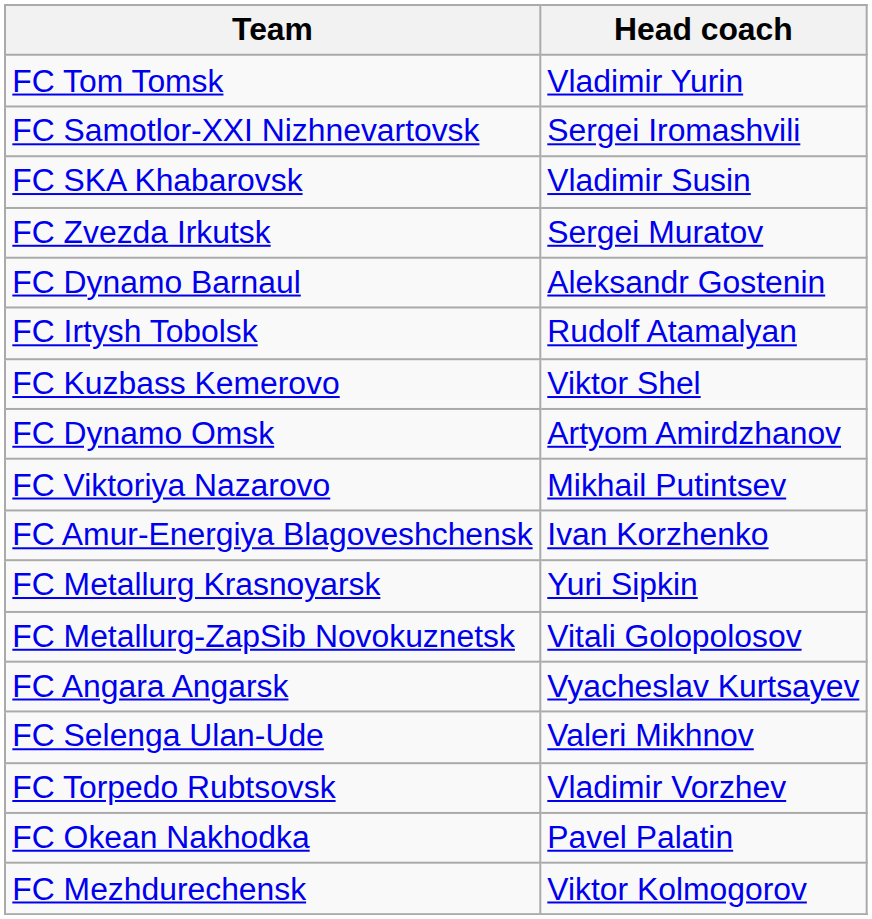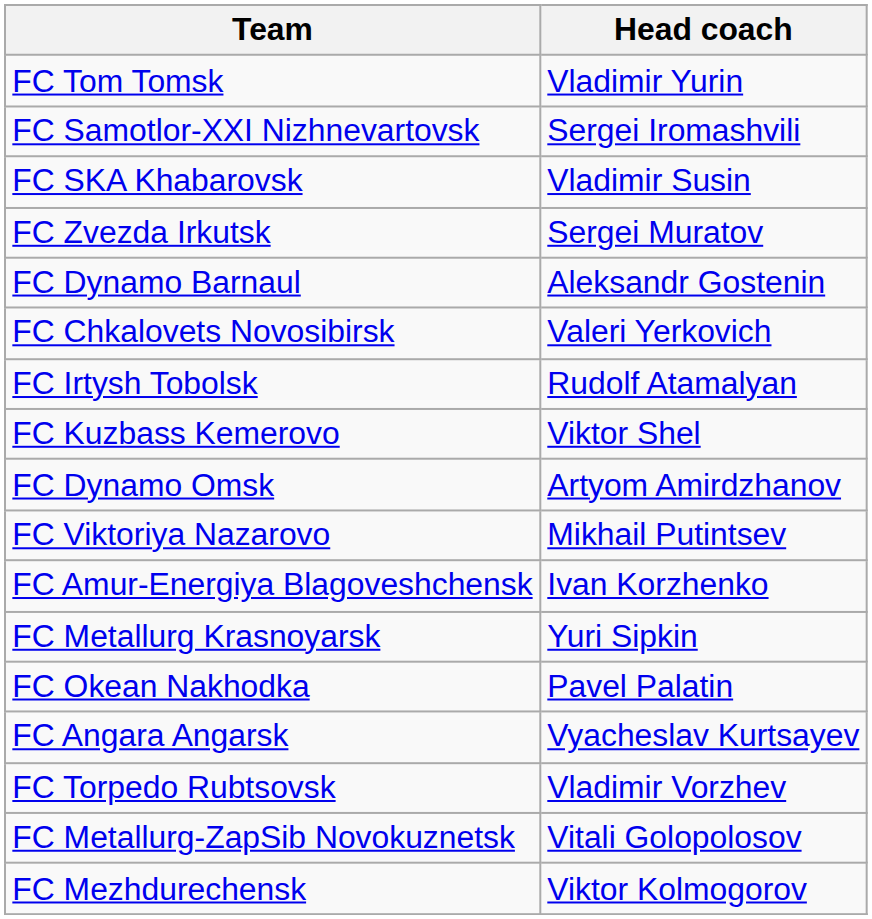+ row: (203, 332)
rows swapped: (264, 635) <-> (161, 837)
- row: (168, 736)
